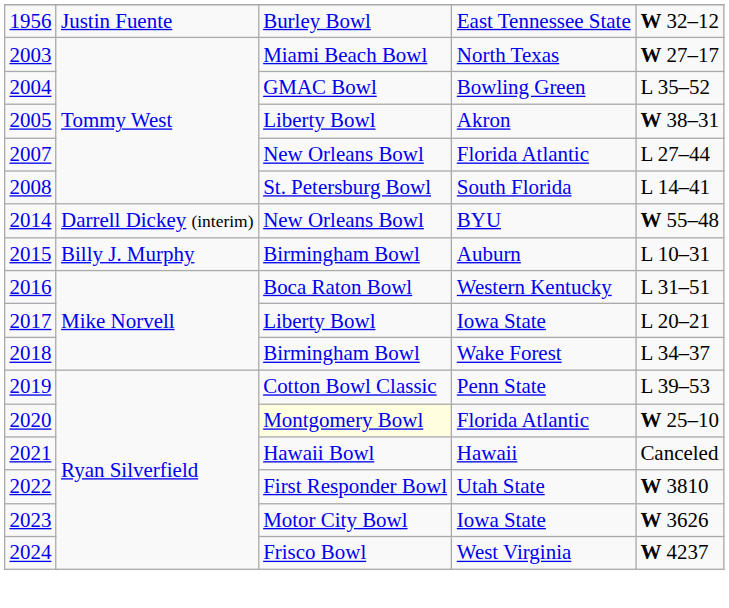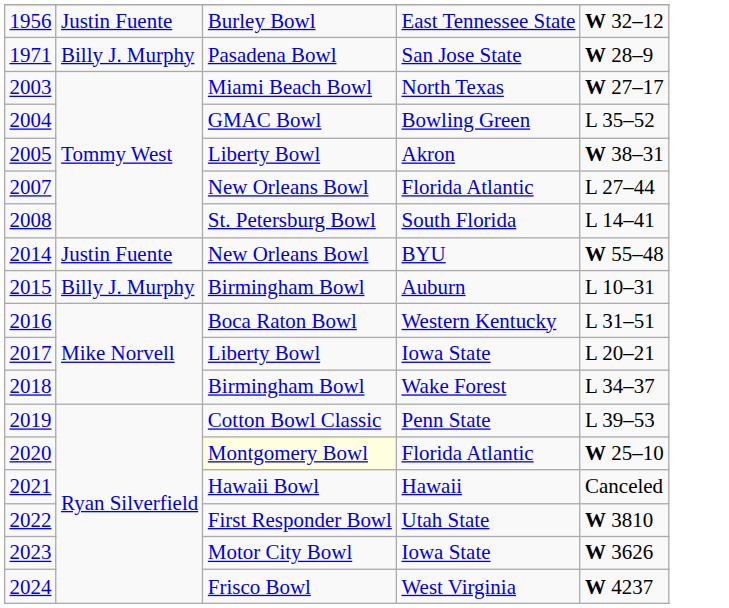+ row: (30, 54)
(157, 220) Darrell Dickey (interim) -> (117, 253) Justin Fuente
